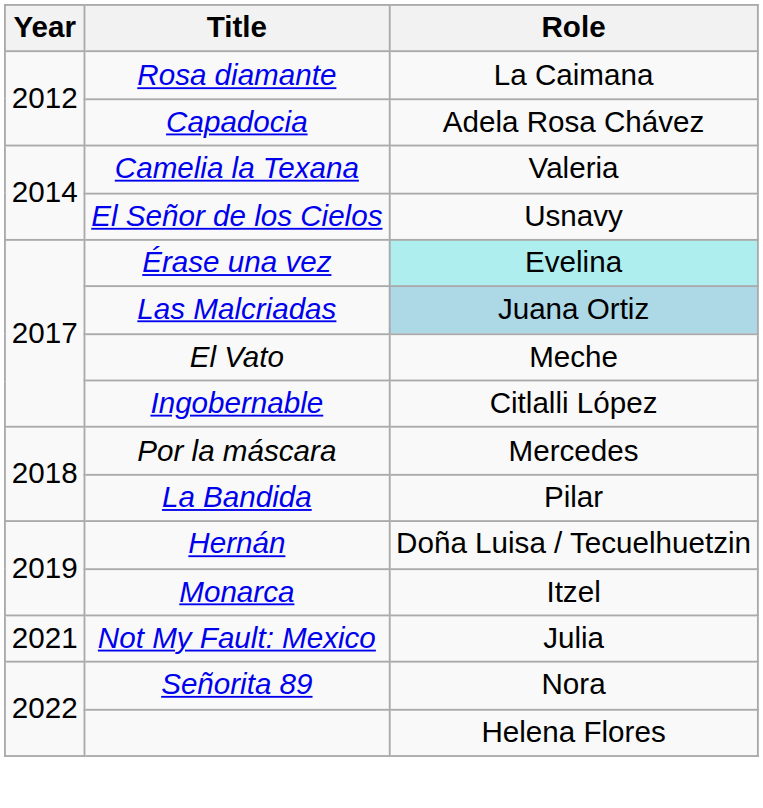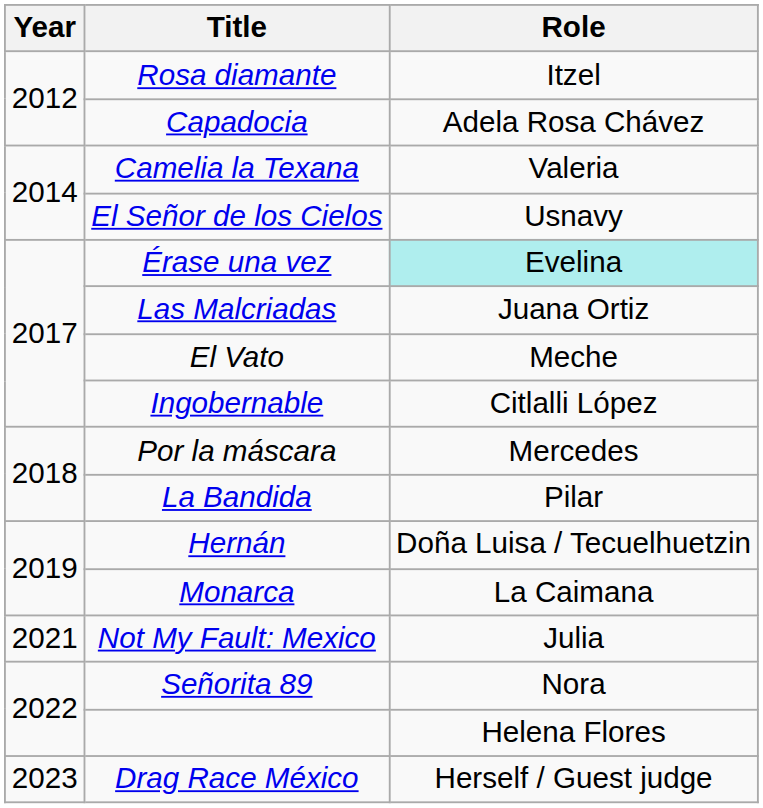(574, 74) La Caimana -> (574, 74) Itzel
(574, 309) lightblue background -> (574, 309) no background
(574, 591) Itzel -> (574, 591) La Caimana
+ row: (237, 779)
